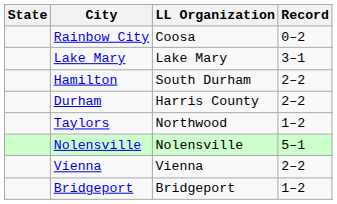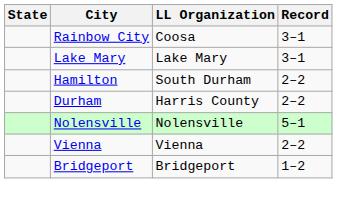(293, 37) 0–2 -> (293, 37) 3–1
- row: (82, 123)
